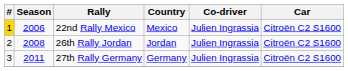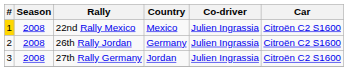(34, 27) 2006 -> (34, 27) 2008
(161, 43) Jordan -> (167, 43) Germany
(34, 58) 2011 -> (34, 58) 2008
(167, 58) Germany -> (161, 58) Jordan
